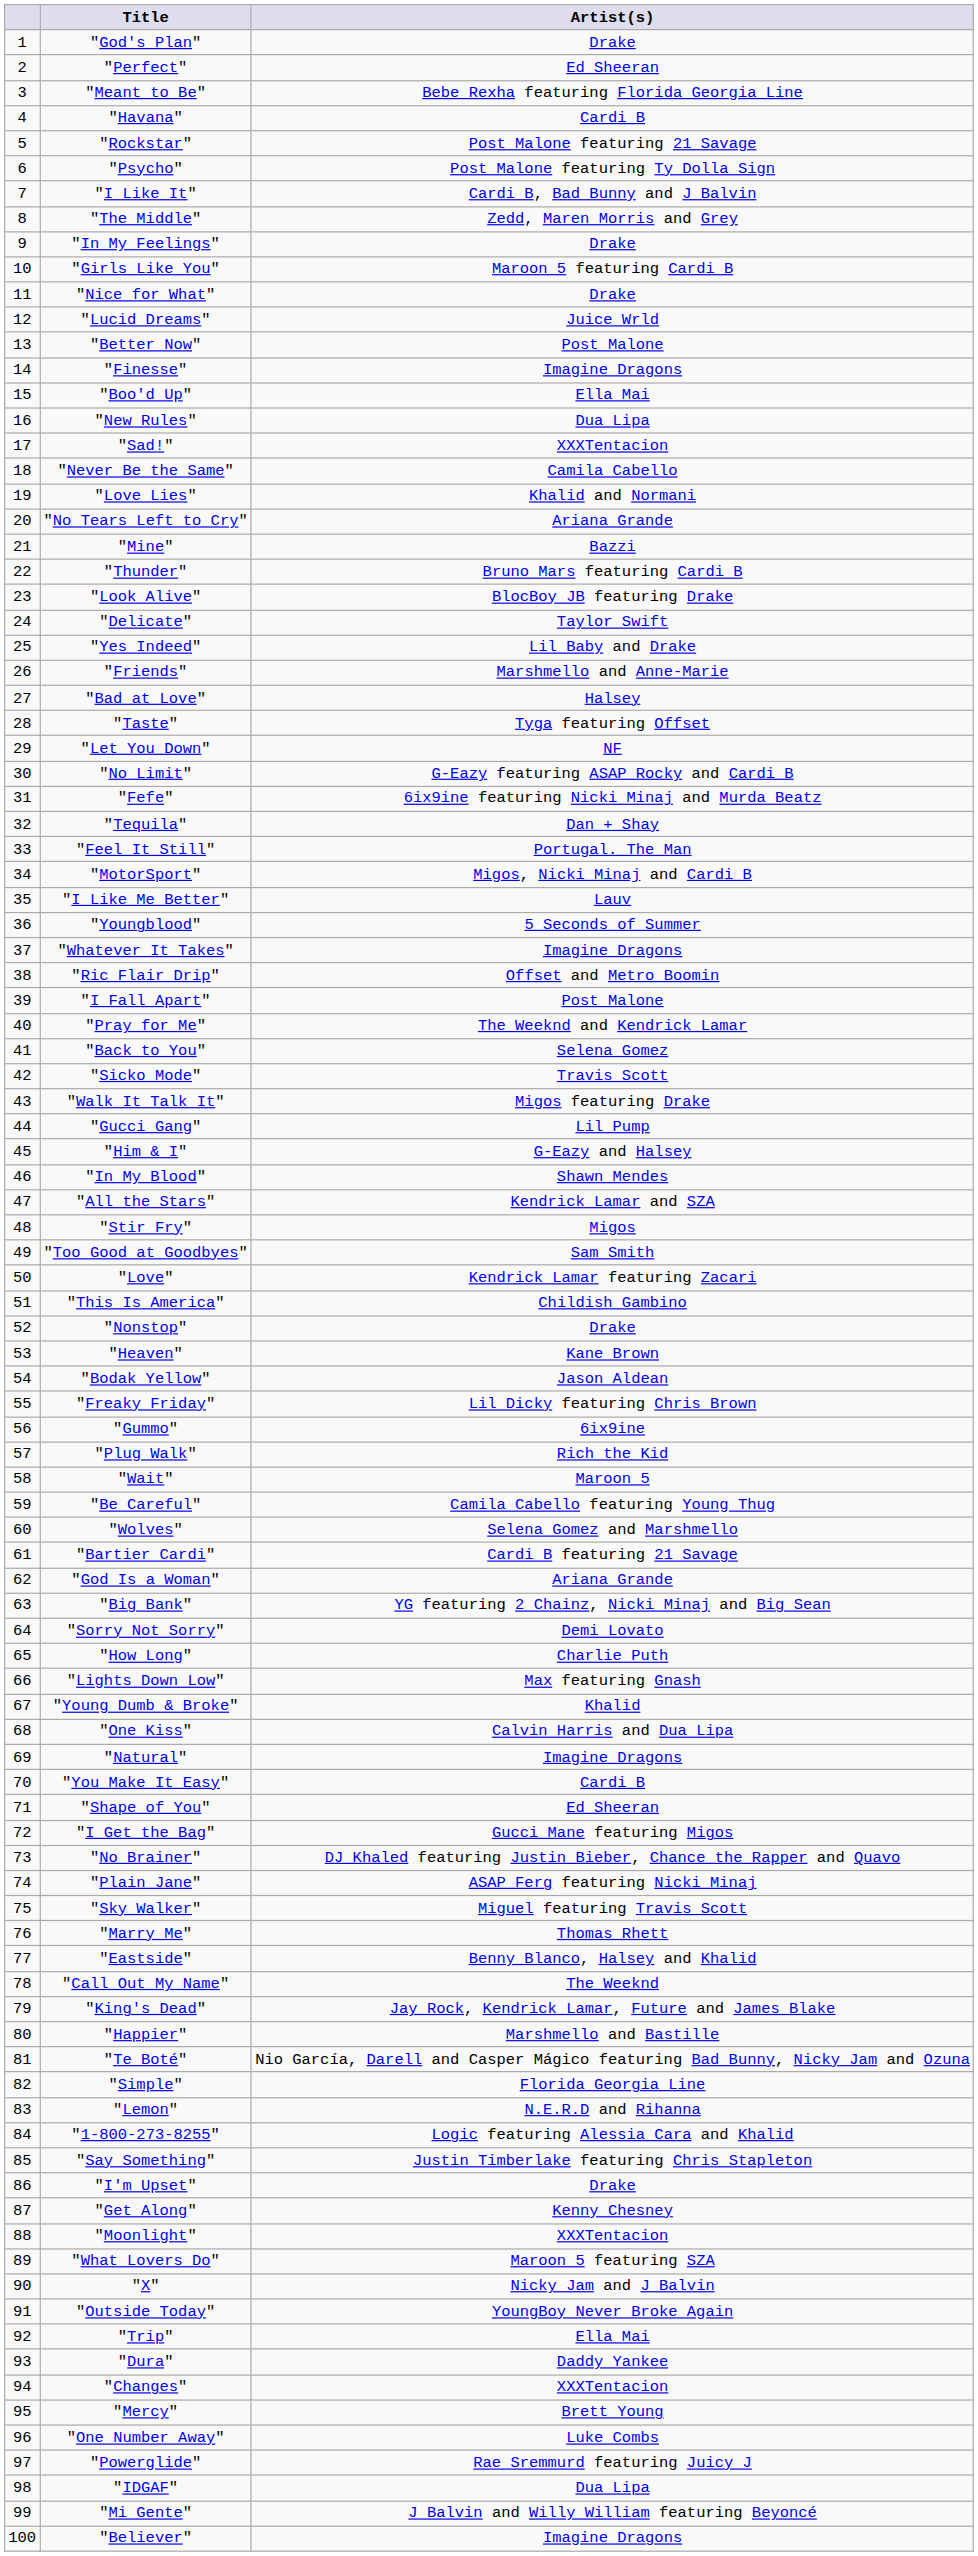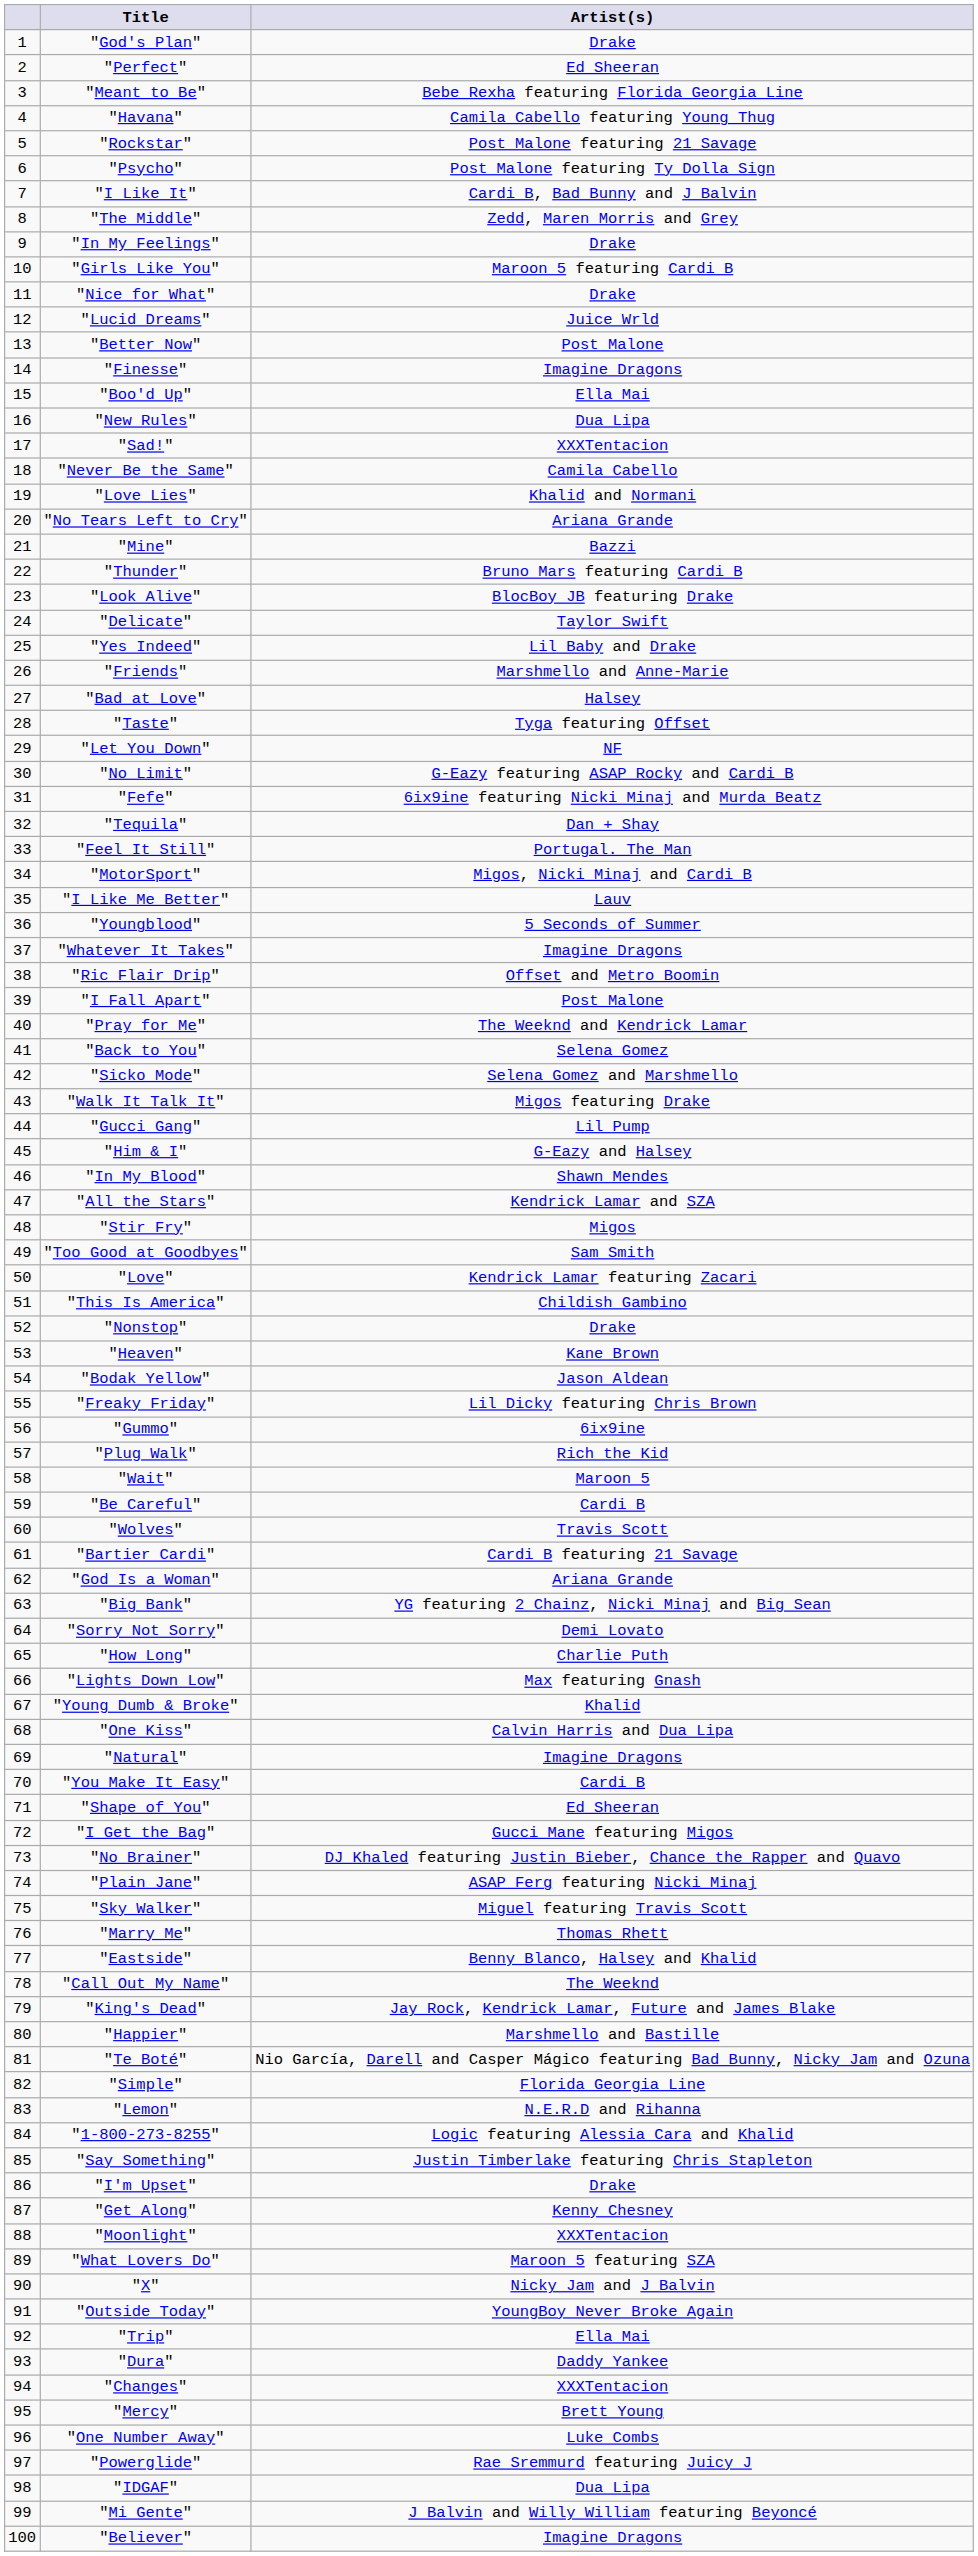(613, 118) Cardi B -> (613, 118) Camila Cabello featuring Young Thug
(613, 1076) Travis Scott -> (613, 1076) Selena Gomez and Marshmello
(613, 1505) Camila Cabello featuring Young Thug -> (613, 1505) Cardi B
(613, 1530) Selena Gomez and Marshmello -> (613, 1530) Travis Scott
